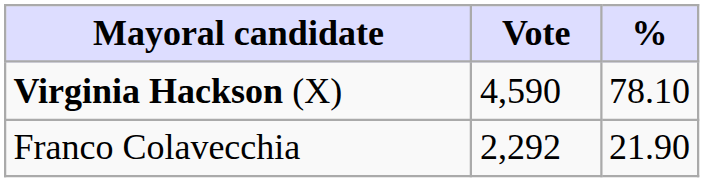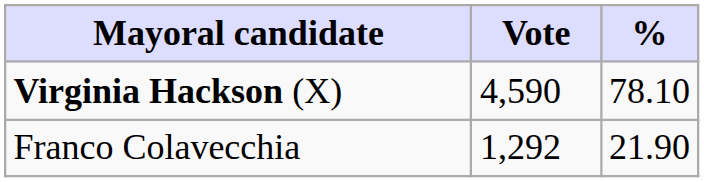(521, 147) 2,292 -> (521, 147) 1,292
